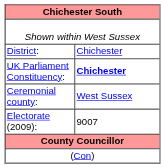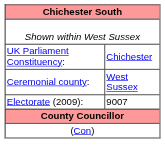- row: (23, 51)
(101, 71) bold -> (129, 57) normal
